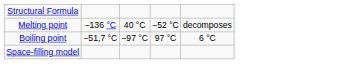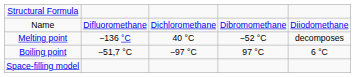+ row: (43, 25)
